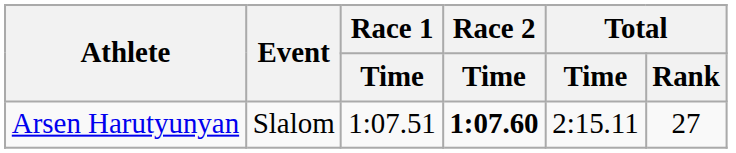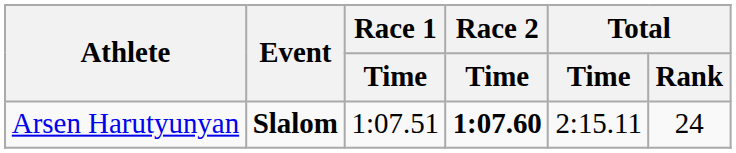(294, 124) normal -> (295, 124) bold
(686, 124) 27 -> (689, 124) 24
